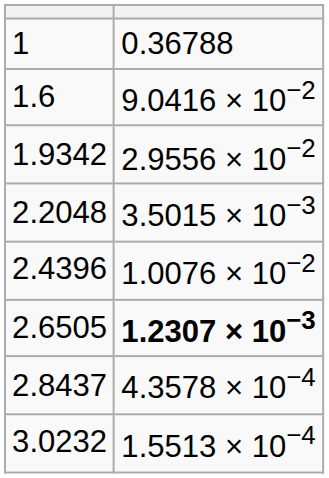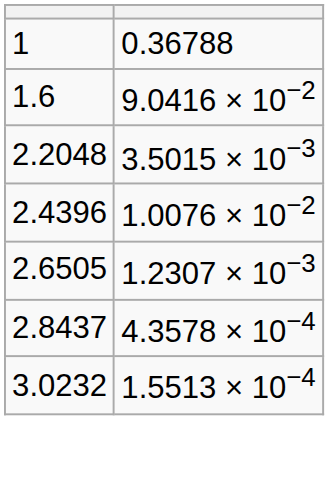- row: (60, 154)
(219, 327) bold -> (219, 269) normal
